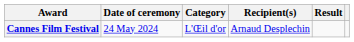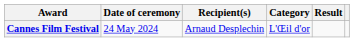columns swapped: (205, 12) <-> (270, 12)
